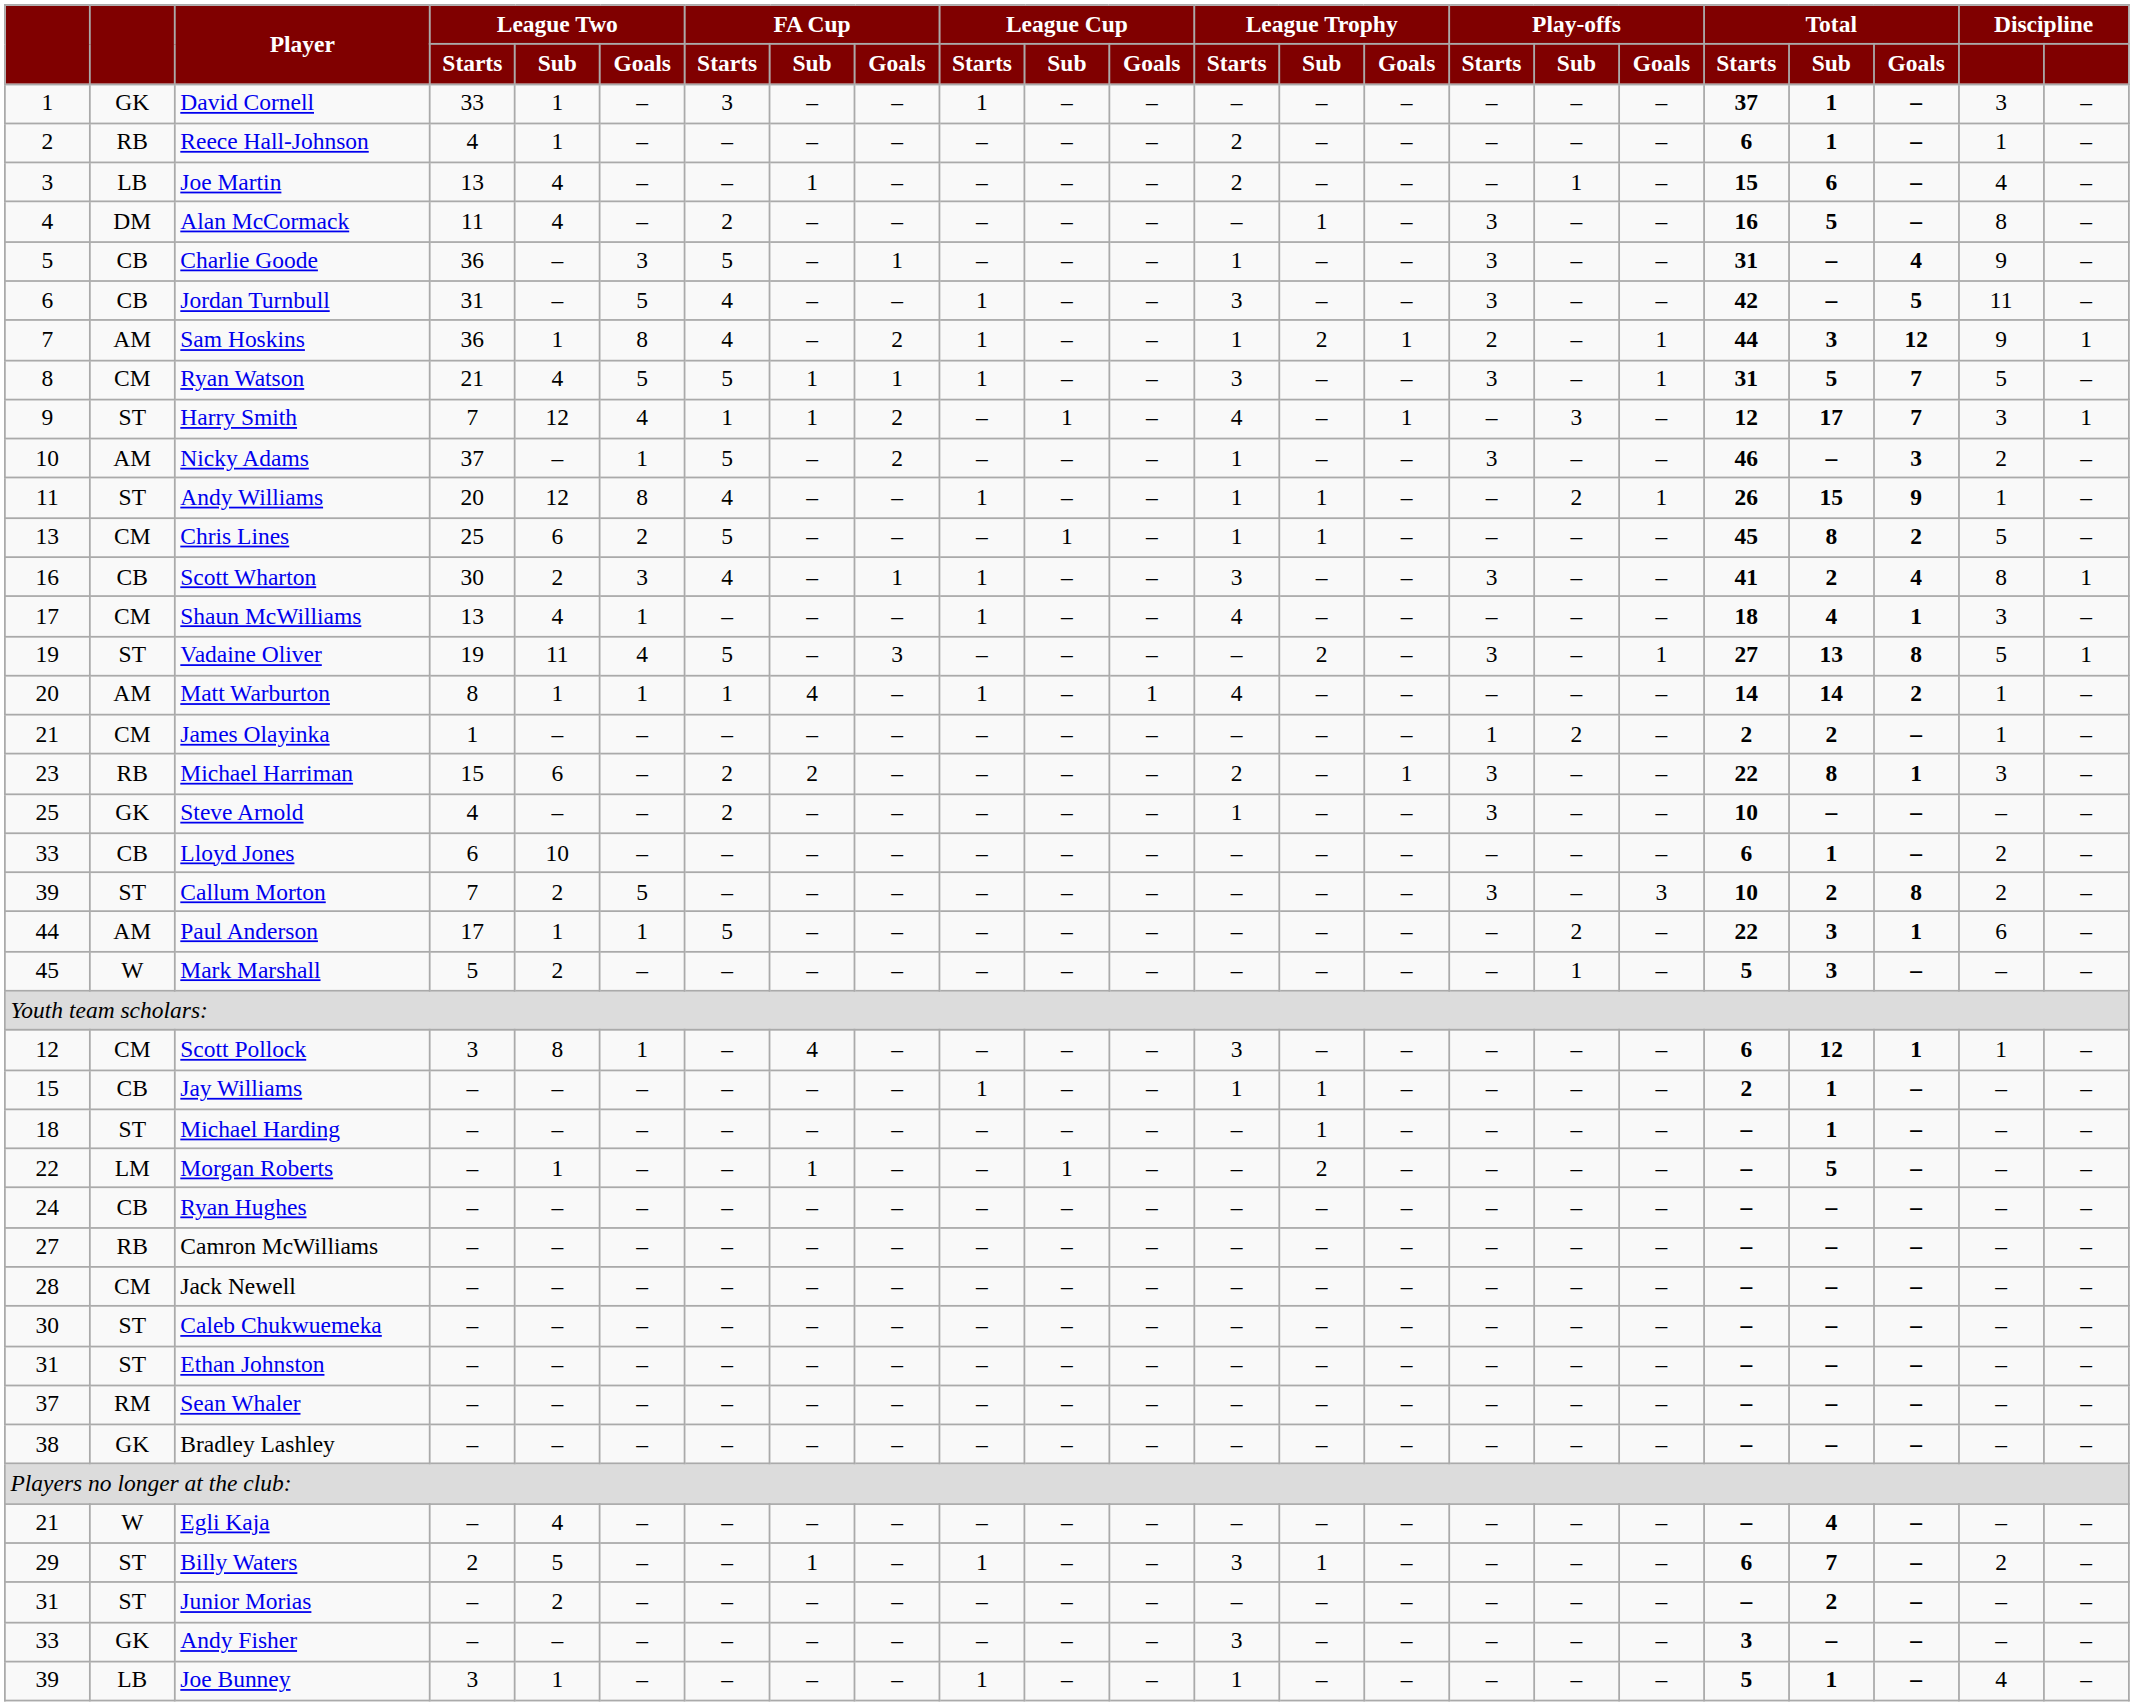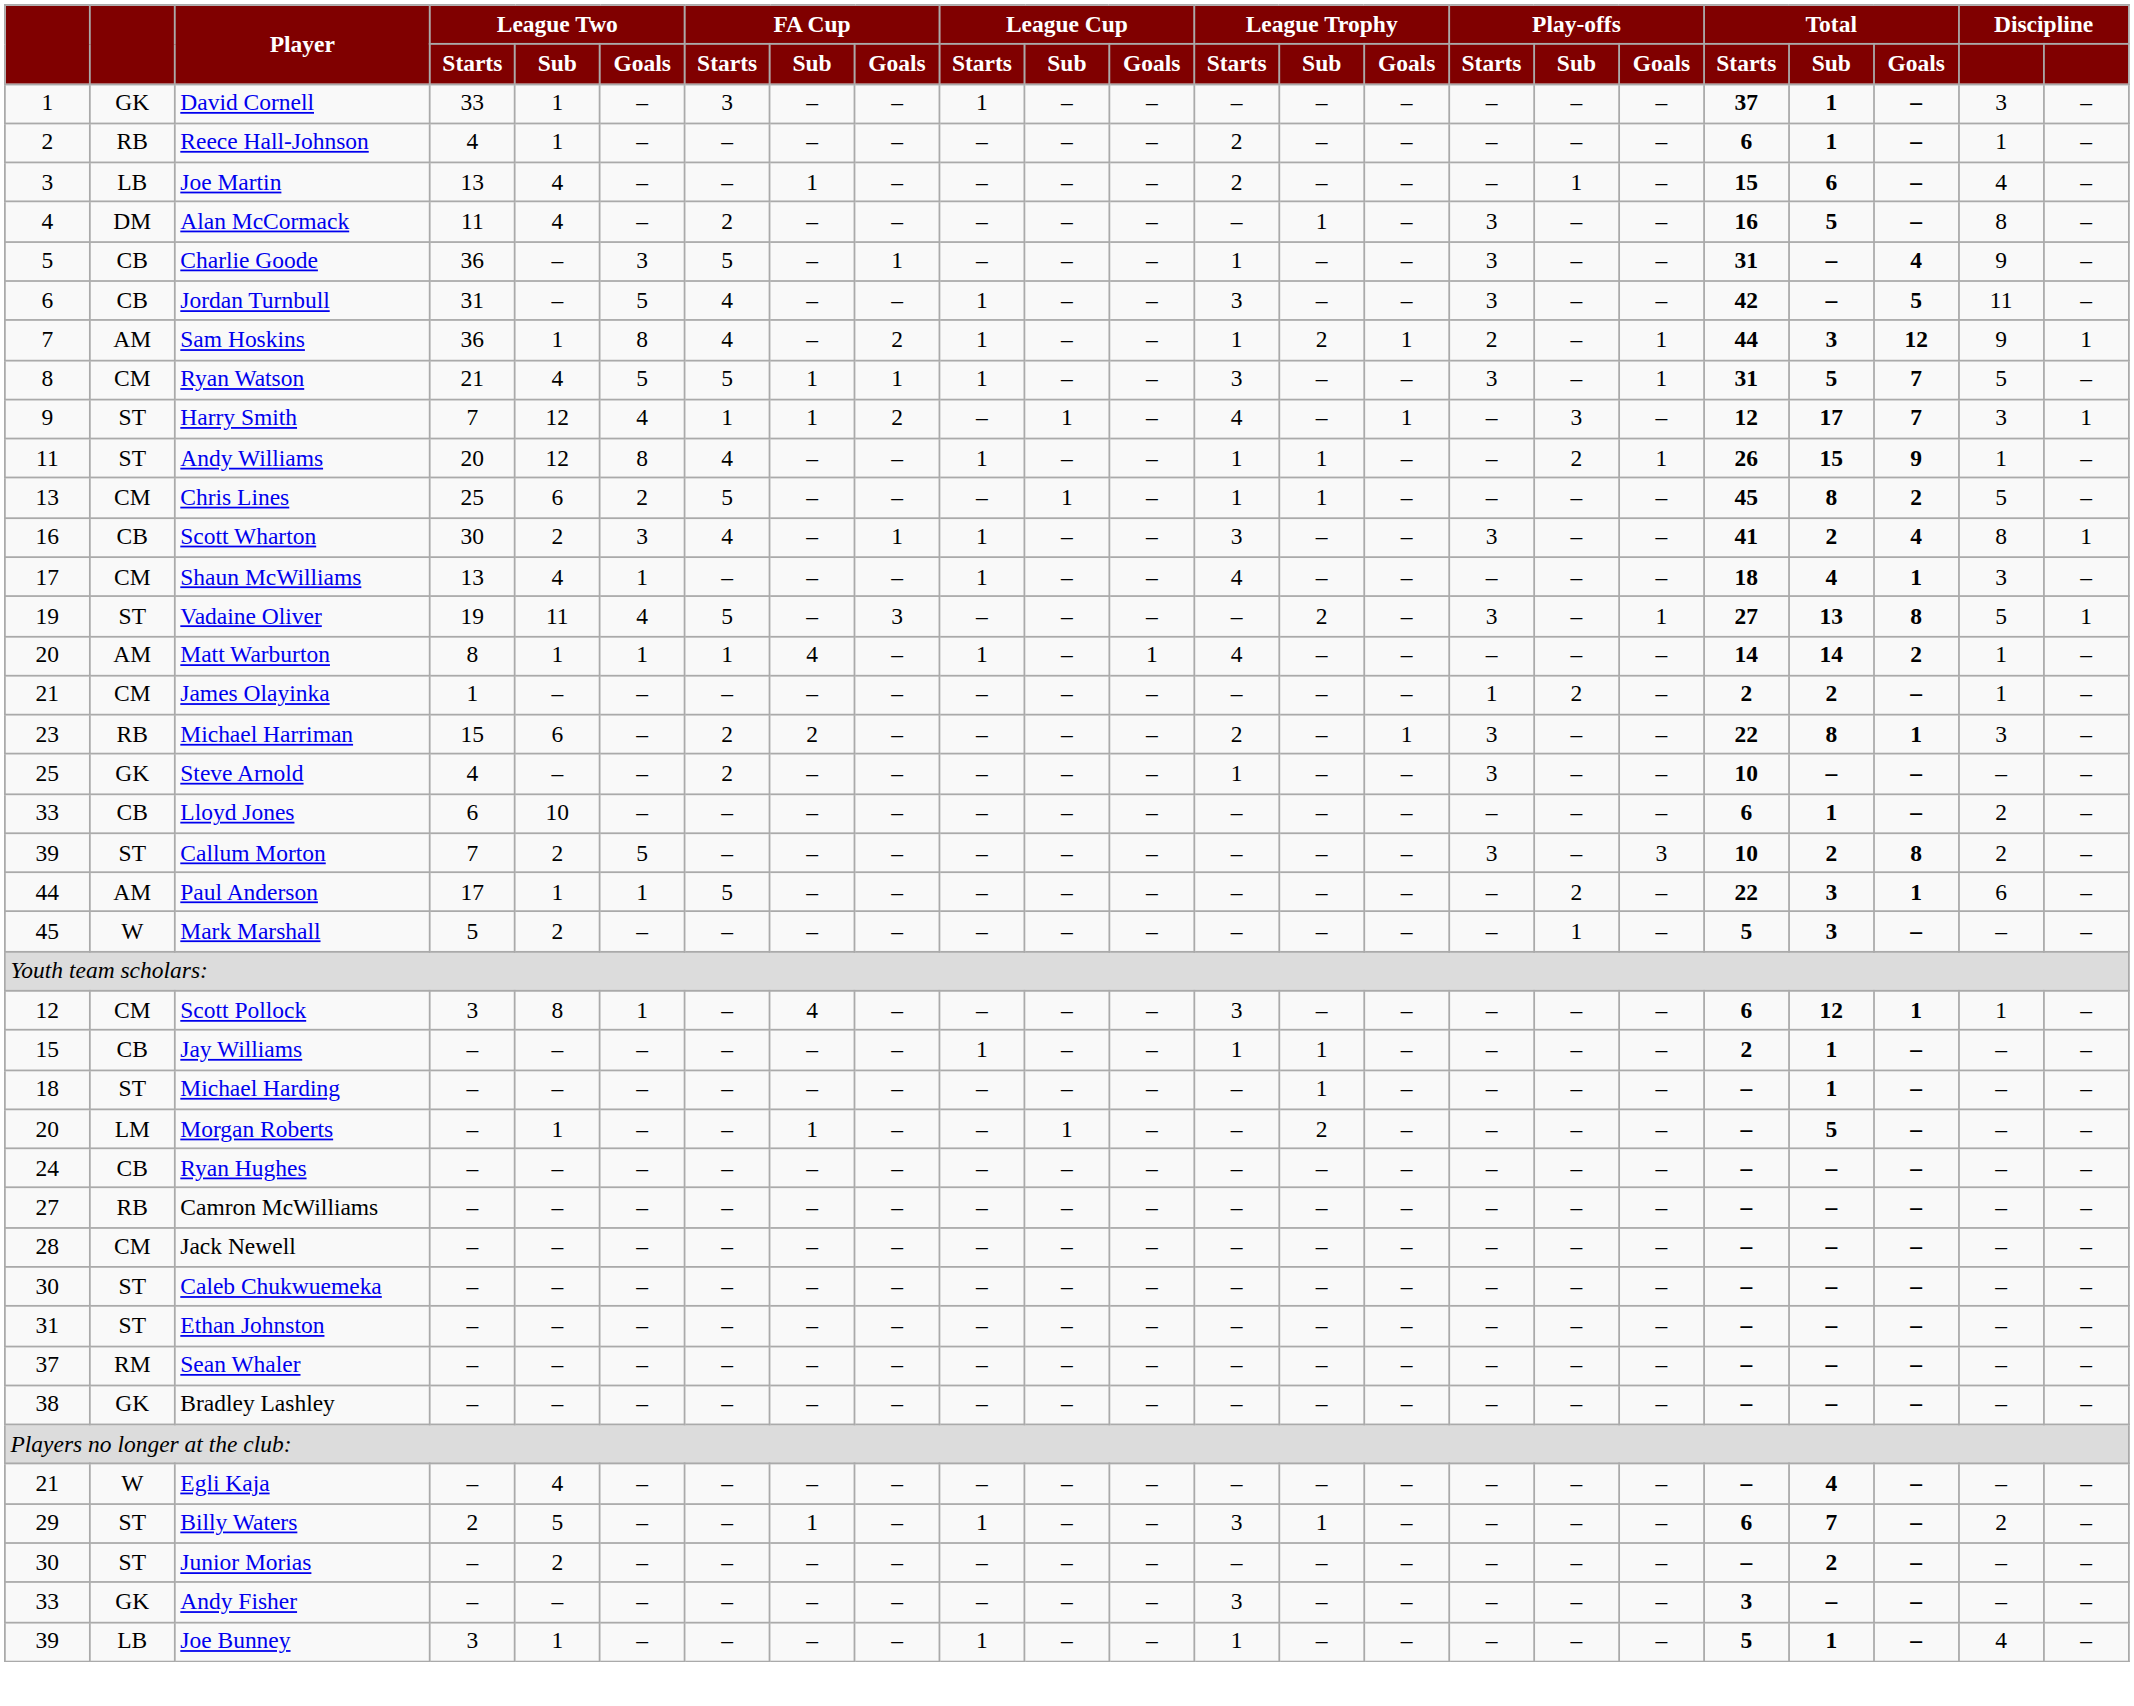- row: (245, 458)
(47, 1168) 22 -> (47, 1128) 20
(47, 1601) 31 -> (47, 1562) 30
